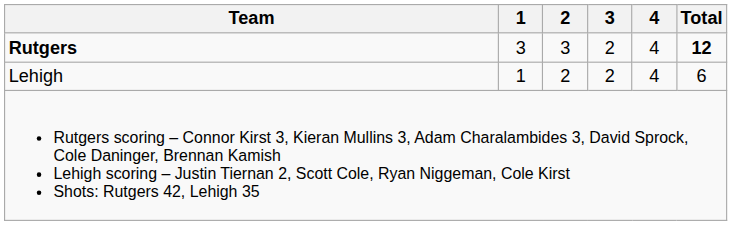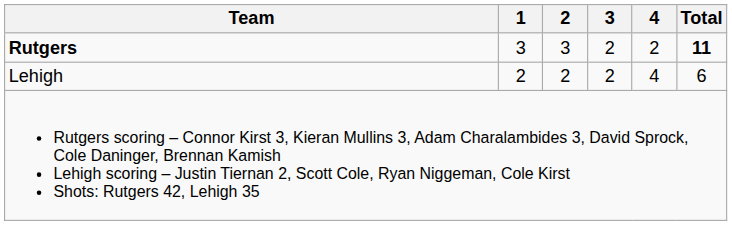(654, 47) 4 -> (654, 47) 2
(702, 47) 12 -> (702, 47) 11
(521, 76) 1 -> (521, 76) 2
